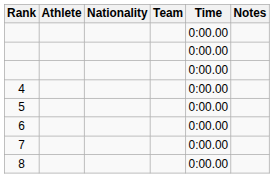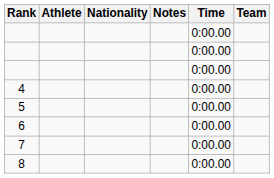columns swapped: (168, 13) <-> (250, 13)
